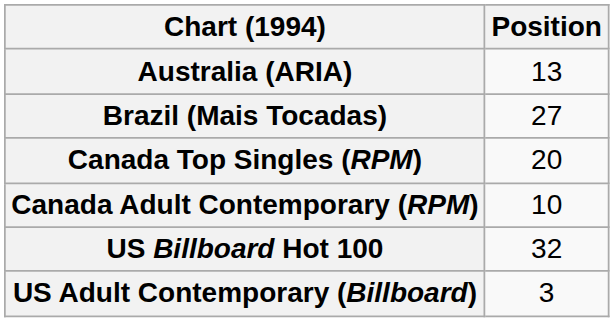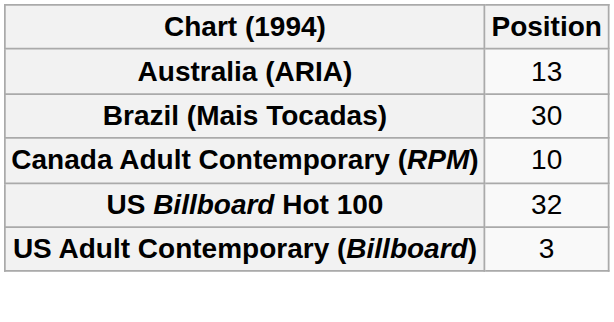(547, 115) 27 -> (547, 115) 30
- row: (245, 159)
